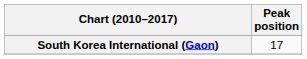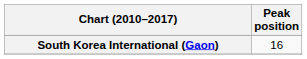(277, 44) 17 -> (277, 44) 16
